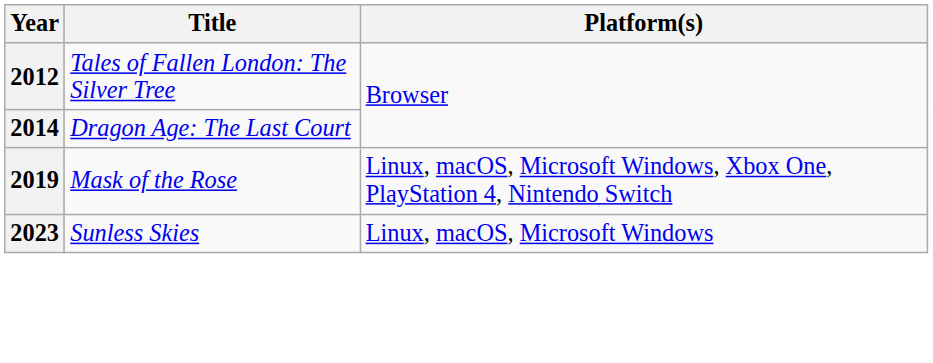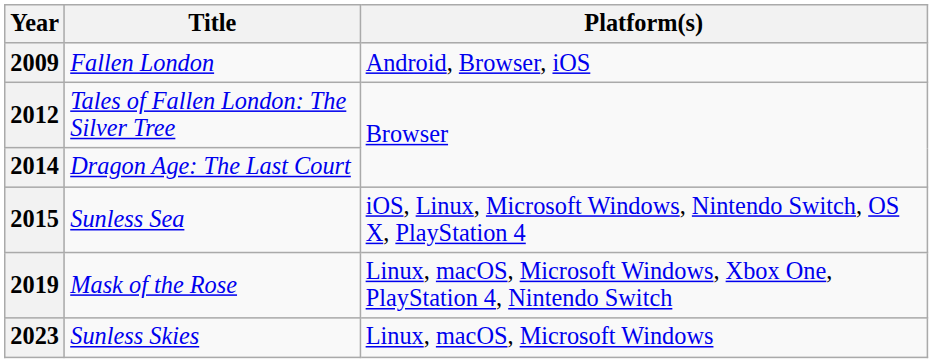+ row: (35, 62)
+ row: (35, 219)
